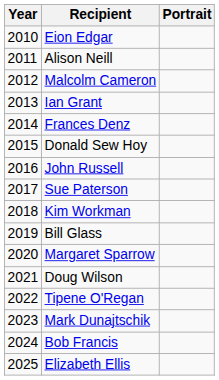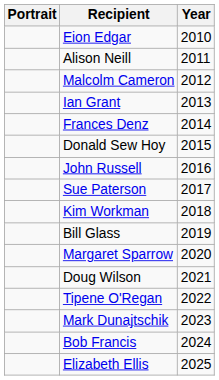columns swapped: (23, 15) <-> (187, 15)
